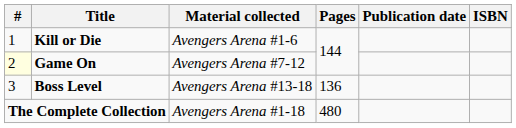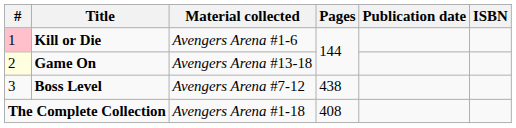(12, 39) no background -> (12, 39) pink background
(239, 63) Avengers Arena #7-12 -> (242, 63) Avengers Arena #13-18
(242, 87) Avengers Arena #13-18 -> (239, 87) Avengers Arena #7-12
(330, 87) 136 -> (330, 87) 438
(330, 110) 480 -> (330, 110) 408
